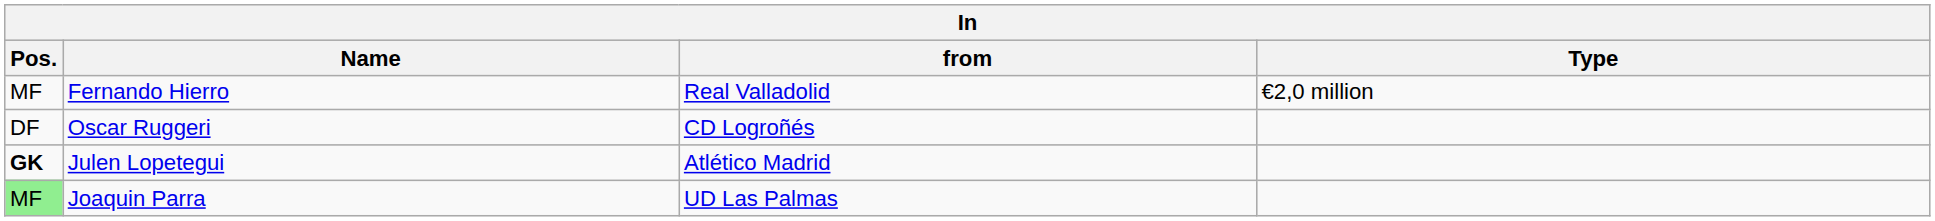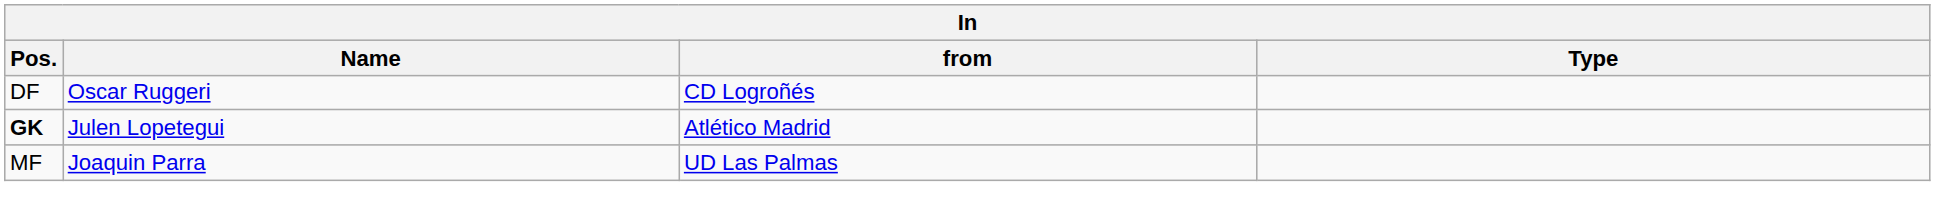- row: (148, 93)
(26, 198) lightgreen background -> (26, 163) no background
